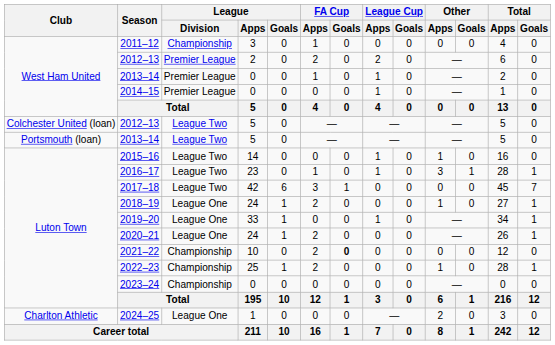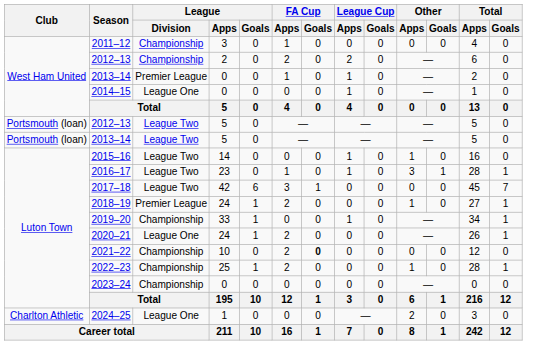(200, 60) Premier League -> (171, 60) Championship
(200, 92) Premier League -> (171, 92) League One
(61, 124) Colchester United (loan) -> (47, 124) Portsmouth (loan)
(200, 204) League One -> (171, 204) Premier League
(200, 220) League One -> (171, 220) Championship
